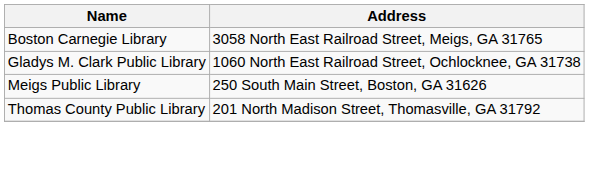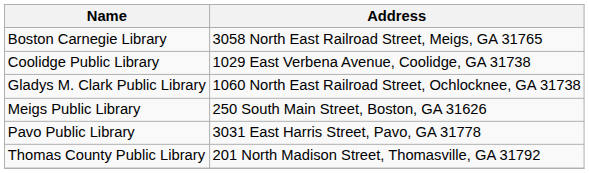+ row: (84, 62)
+ row: (71, 132)
